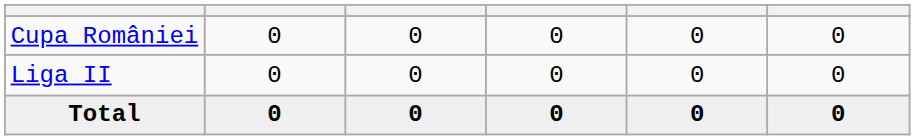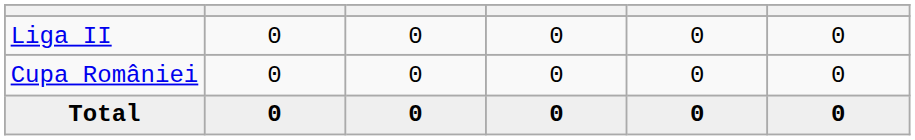rows swapped: (61, 75) <-> (104, 36)
